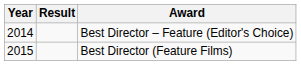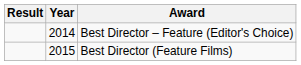columns swapped: (20, 13) <-> (57, 13)
